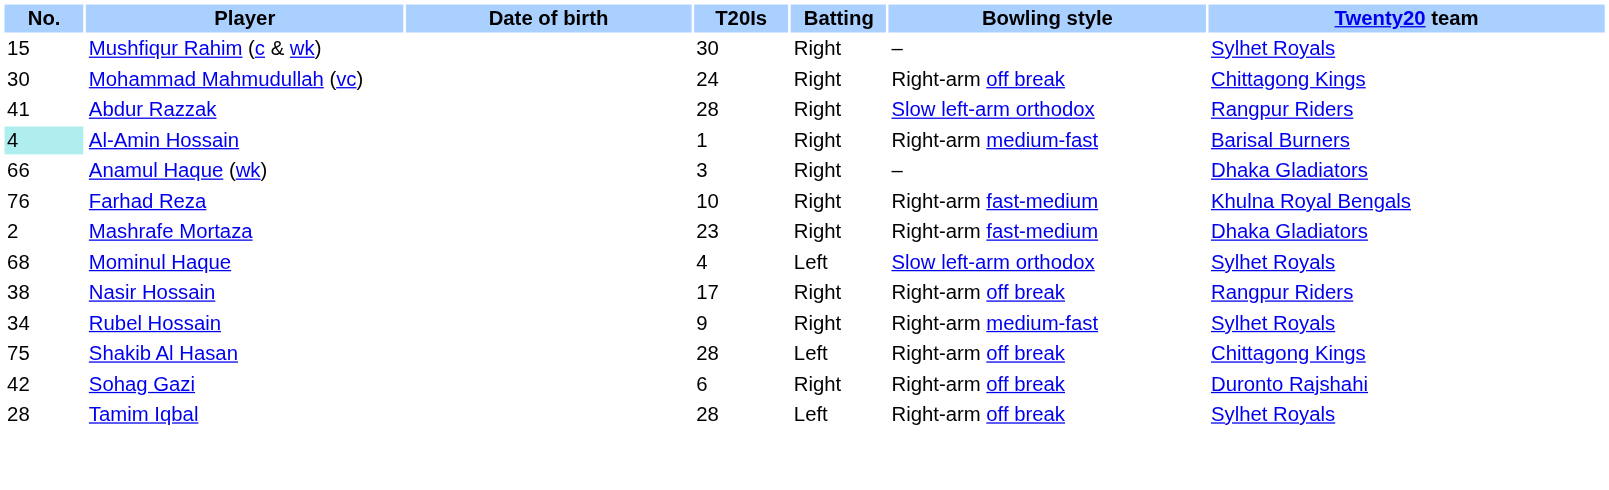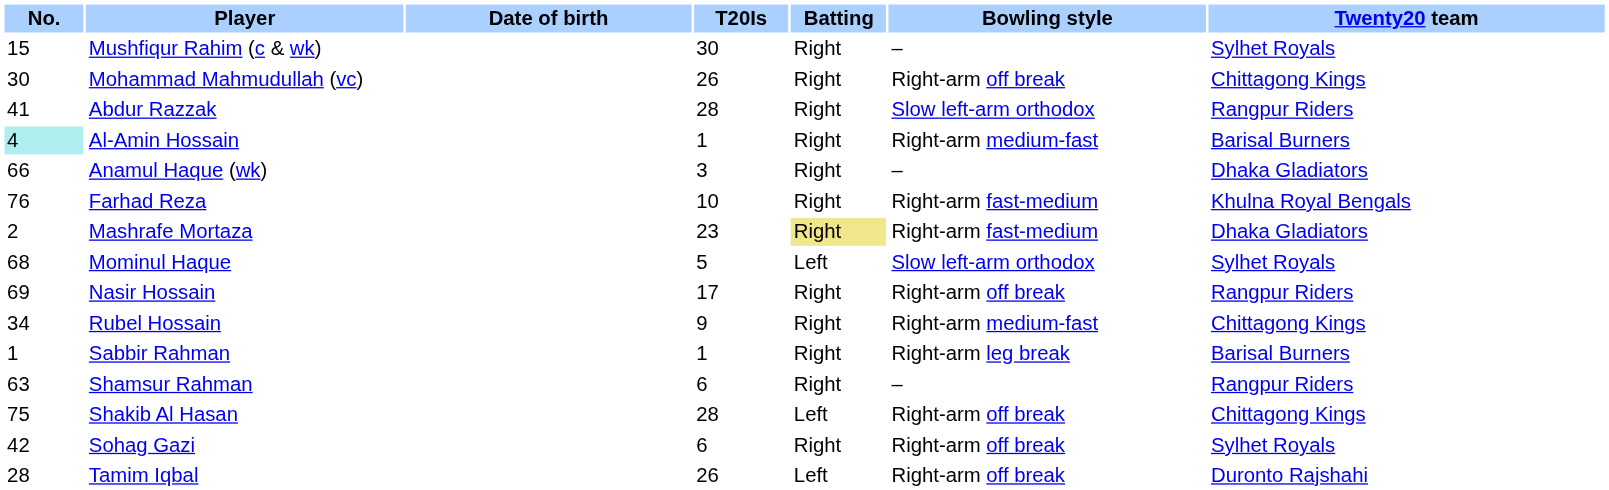(707, 79) 24 -> (707, 79) 26
(818, 231) no background -> (818, 231) khaki background
(702, 262) 4 -> (702, 262) 5
(18, 292) 38 -> (18, 292) 69
(1273, 323) Sylhet Royals -> (1288, 323) Chittagong Kings
+ row: (159, 353)
+ row: (171, 384)
(1289, 384) Duronto Rajshahi -> (1273, 445) Sylhet Royals
(707, 414) 28 -> (707, 475) 26
(1273, 414) Sylhet Royals -> (1289, 475) Duronto Rajshahi
